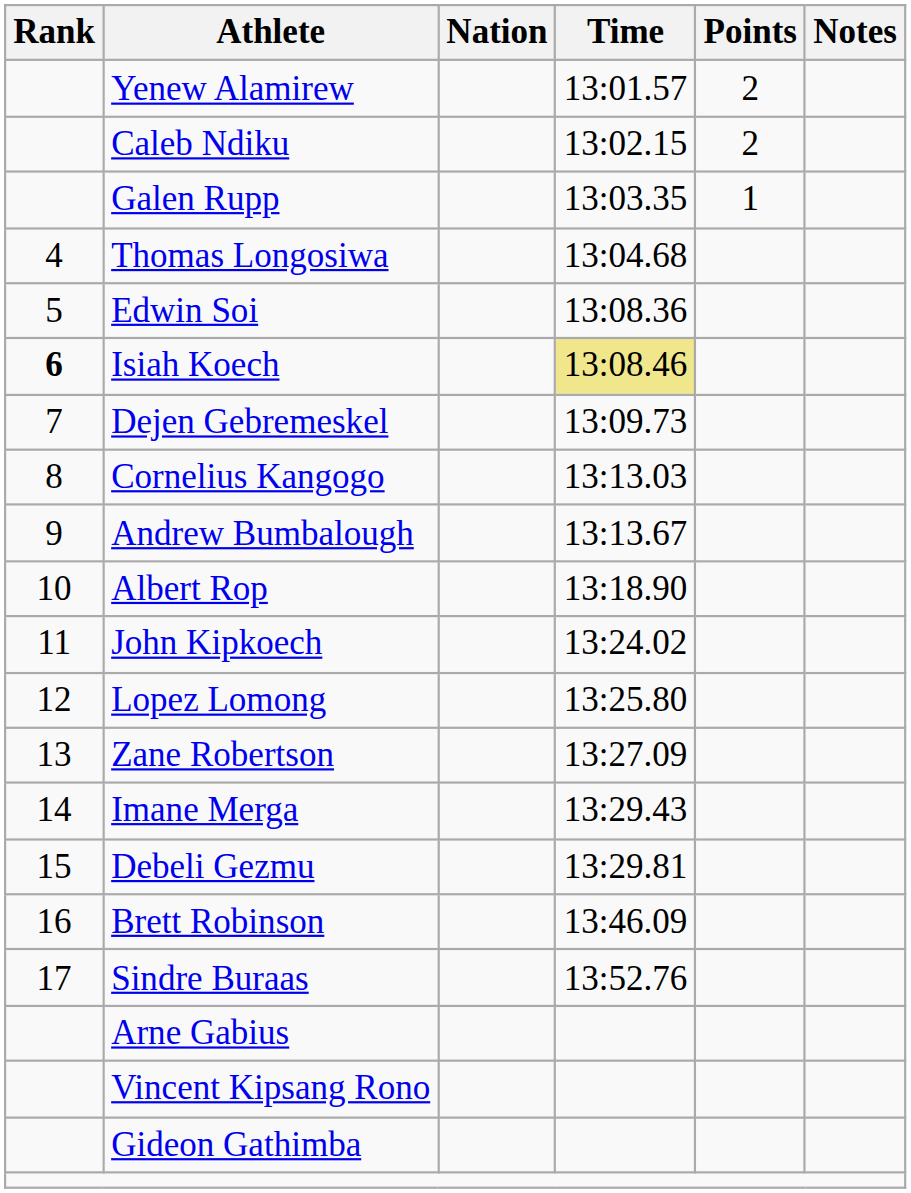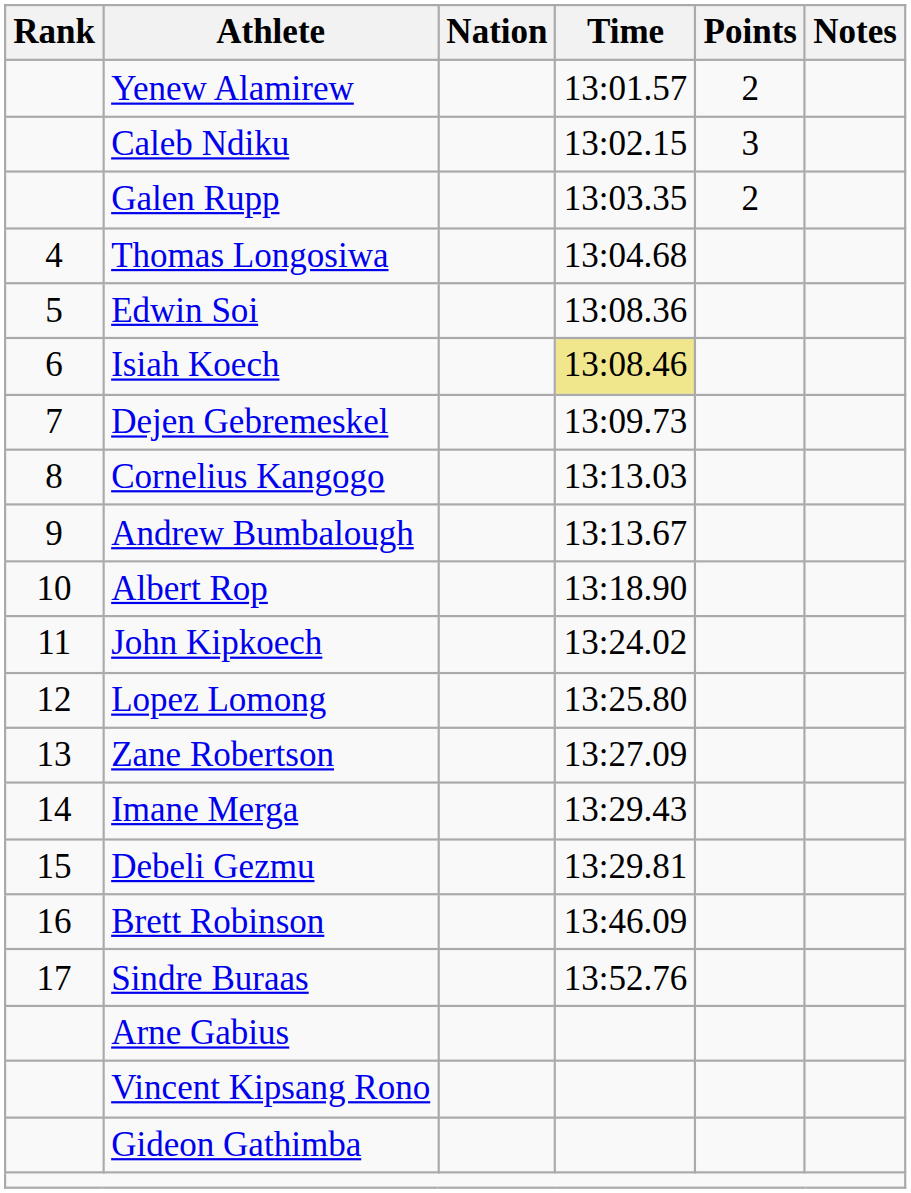(750, 143) 2 -> (750, 143) 3
(750, 198) 1 -> (750, 198) 2
(54, 365) bold -> (54, 365) normal
